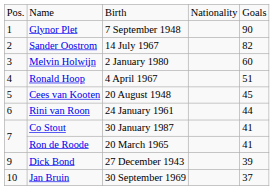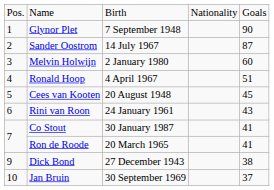(247, 45) 82 -> (247, 45) 87
(247, 111) 44 -> (247, 111) 43
(247, 161) 39 -> (247, 161) 38
